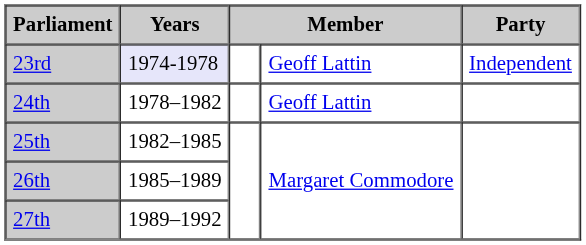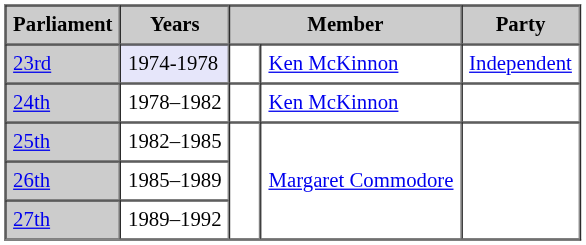(320, 63) Geoff Lattin -> (333, 63) Ken McKinnon
(320, 102) Geoff Lattin -> (333, 102) Ken McKinnon
